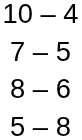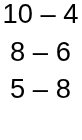- row: (40, 51)
